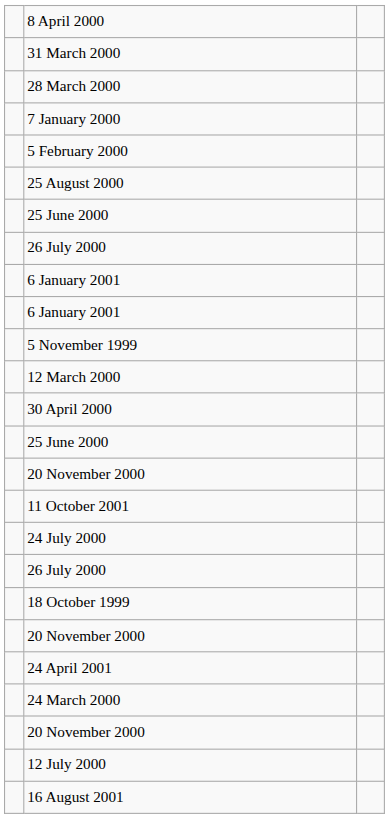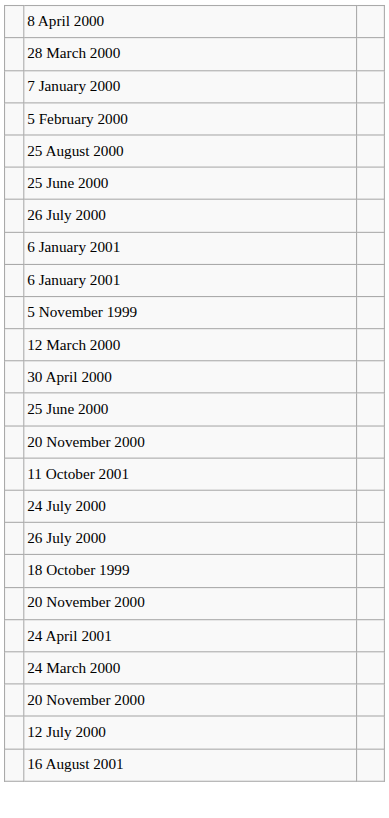- row: (14, 54)
